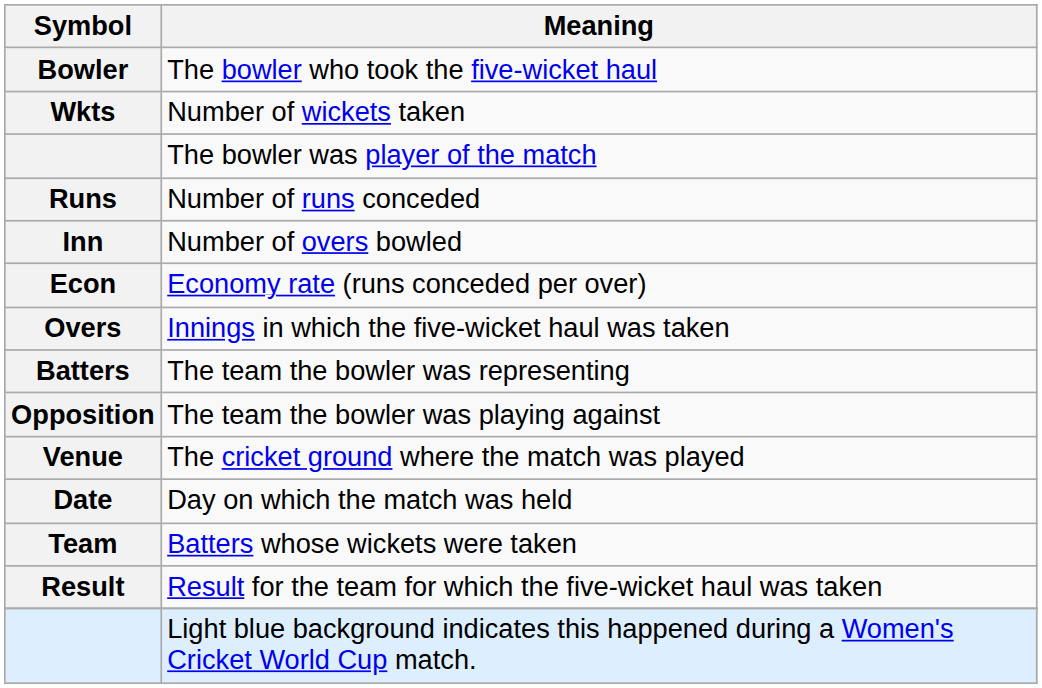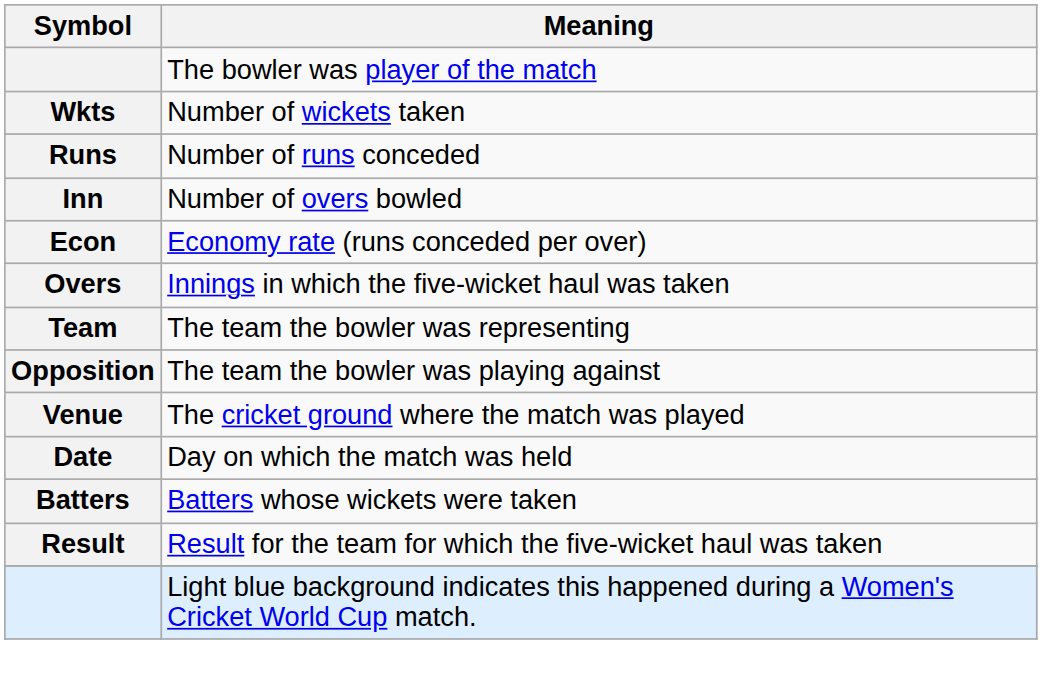- row: (412, 69)
rows swapped: (382, 155) <-> (316, 112)
(83, 371) Batters -> (83, 328) Team
(83, 543) Team -> (83, 500) Batters
